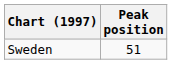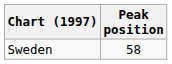(134, 49) 51 -> (134, 49) 58
